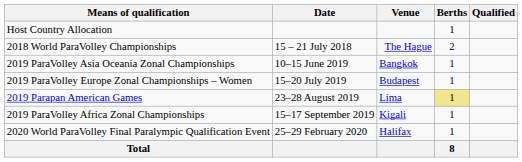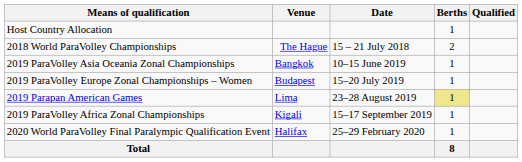columns swapped: (325, 13) <-> (405, 13)
